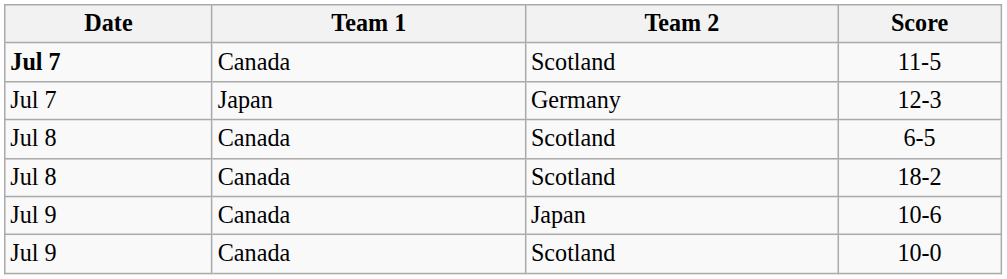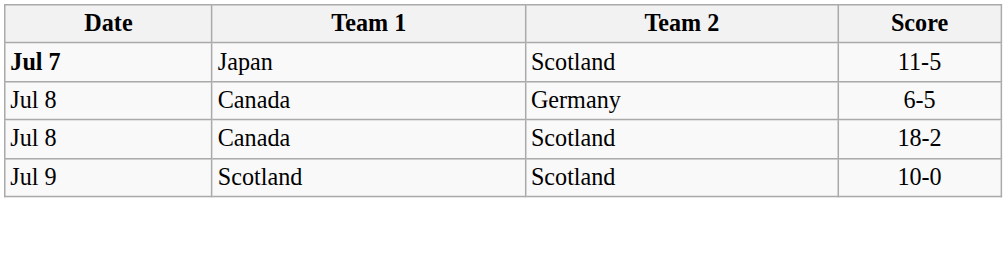(254, 61) Canada -> (245, 61) Japan
- row: (920, 100)
(573, 138) Scotland -> (576, 100) Germany
- row: (920, 215)
(254, 253) Canada -> (260, 176) Scotland
